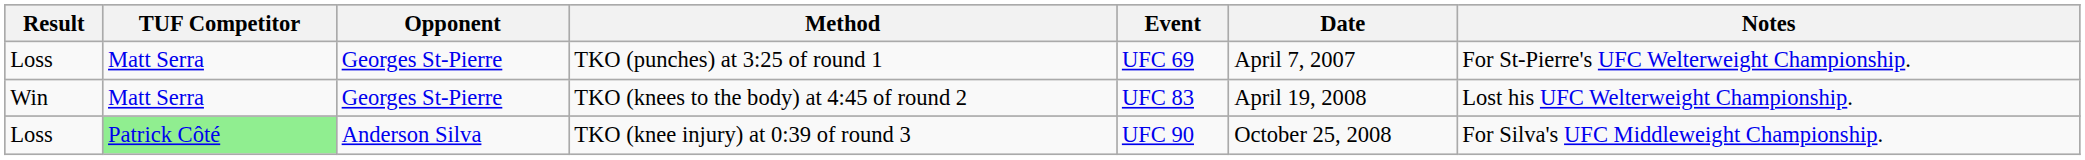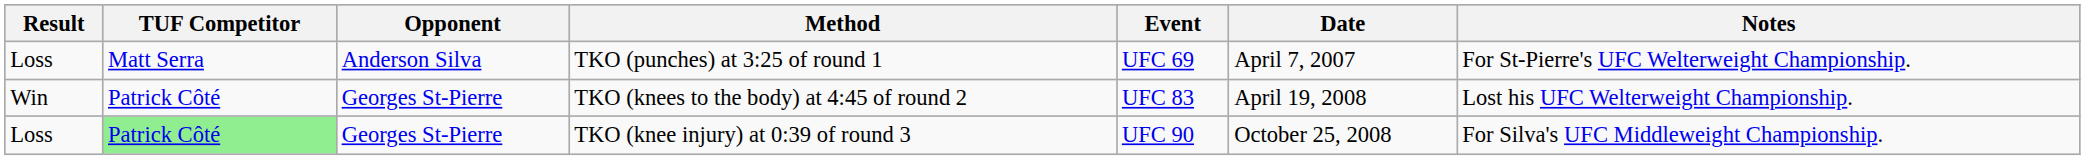(422, 59) Georges St-Pierre -> (412, 59) Anderson Silva
(156, 97) Matt Serra -> (164, 97) Patrick Côté
(412, 134) Anderson Silva -> (422, 134) Georges St-Pierre
